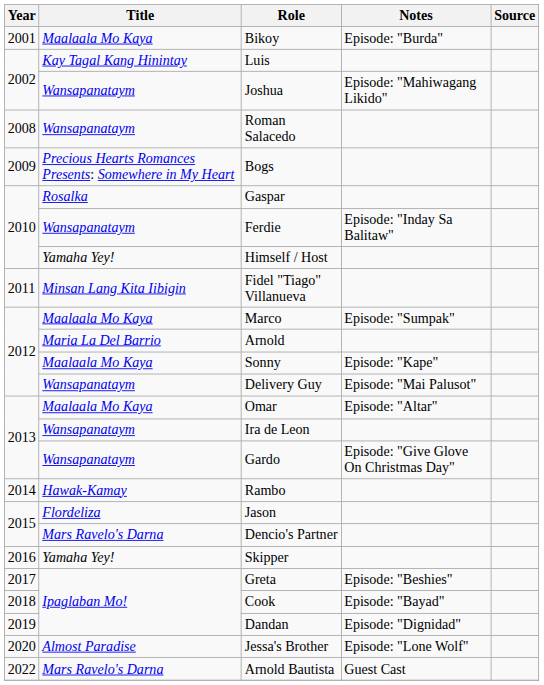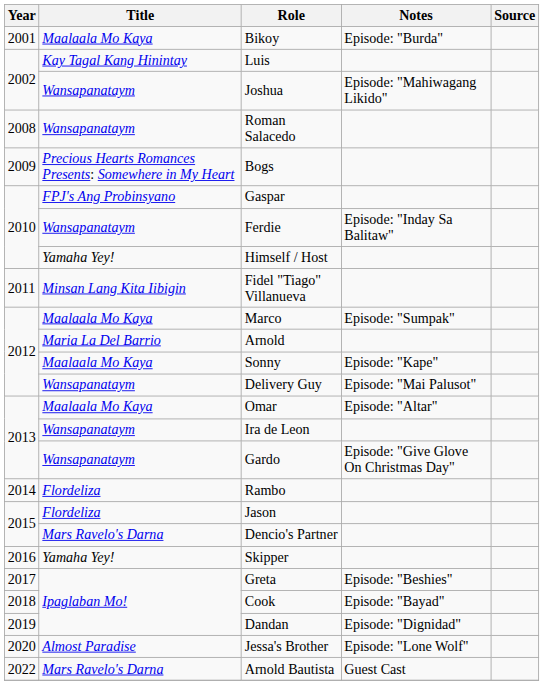(65, 197) Rosalka -> (109, 197) FPJ's Ang Probinsyano
(85, 490) Hawak-Kamay -> (71, 490) Flordeliza
